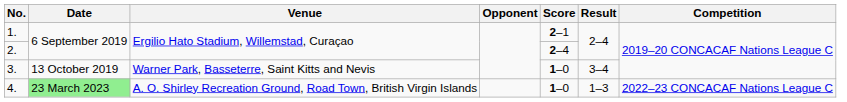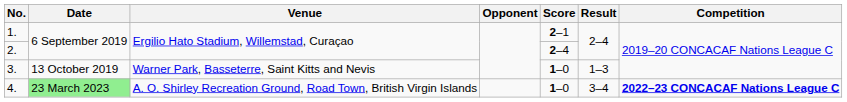(599, 69) 3–4 -> (599, 69) 1–3
(599, 87) 1–3 -> (599, 87) 3–4
(727, 87) normal -> (731, 87) bold
